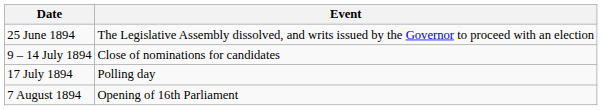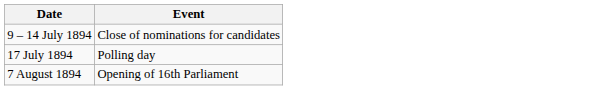- row: (41, 34)
